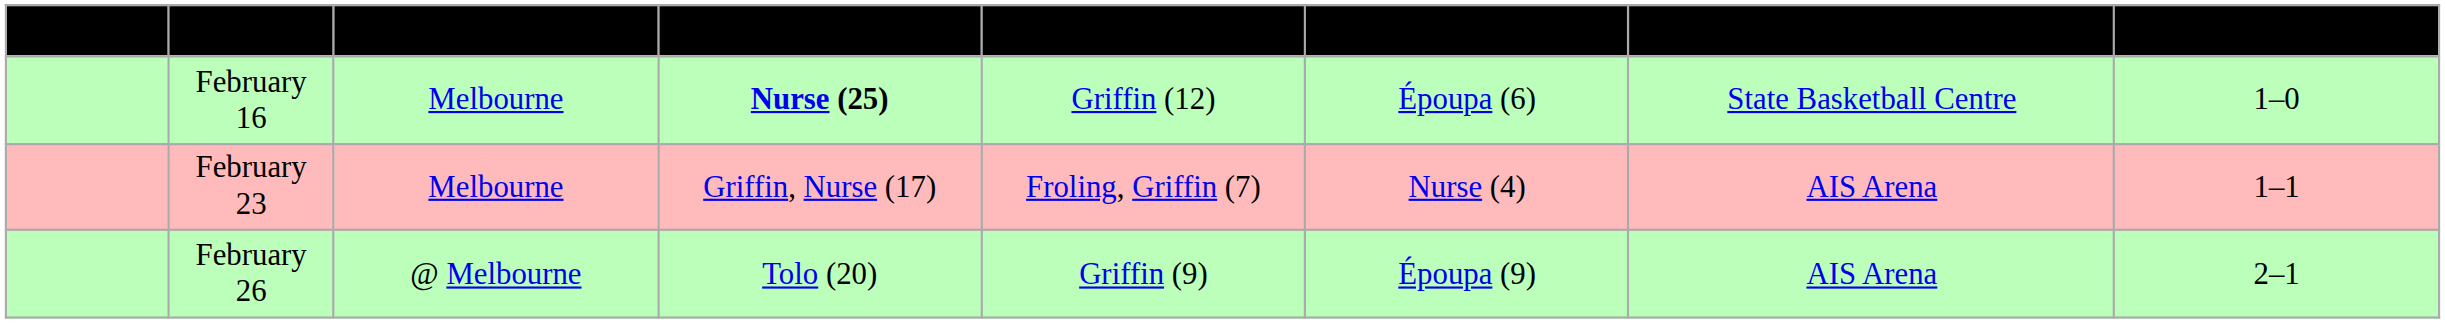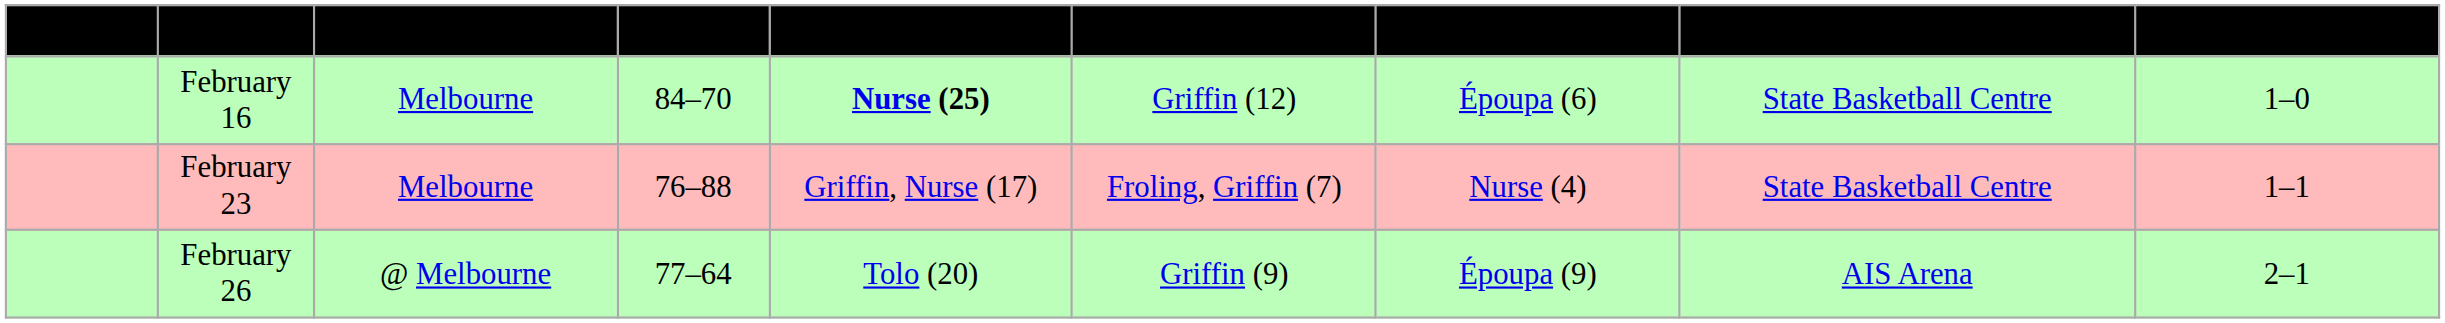+ column: (693, 30)
(1872, 186) AIS Arena -> (1907, 186) State Basketball Centre
